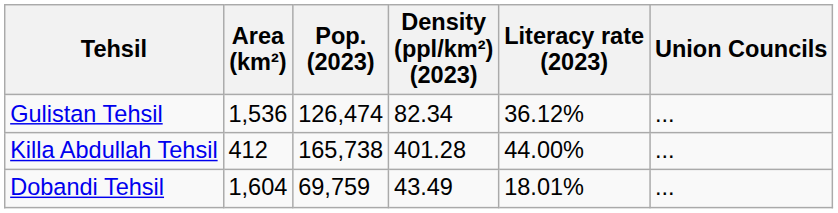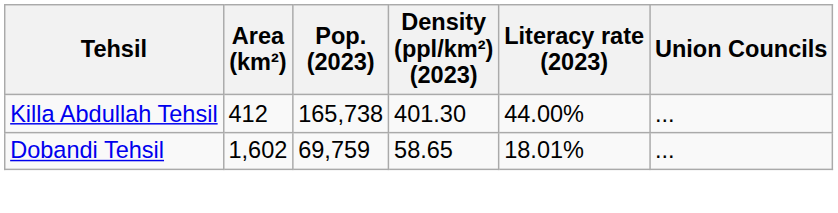- row: (86, 113)
(430, 150) 401.28 -> (430, 113) 401.30
(258, 187) 1,604 -> (258, 150) 1,602
(423, 187) 43.49 -> (423, 150) 58.65
